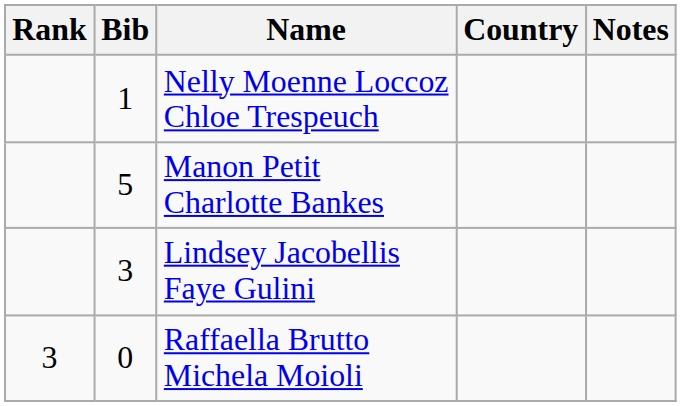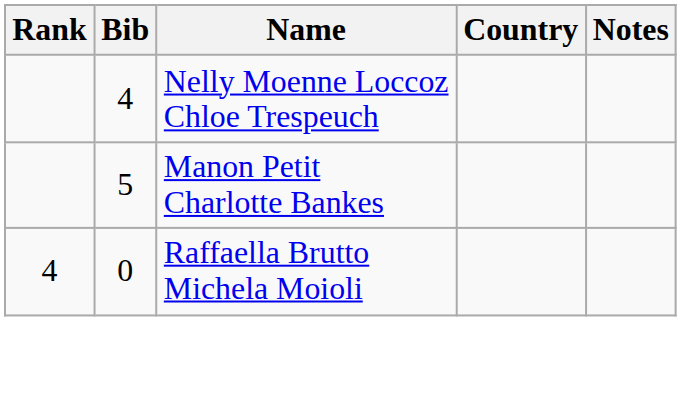(125, 98) 1 -> (125, 98) 4
- row: (282, 270)
(49, 357) 3 -> (49, 270) 4
